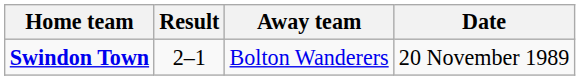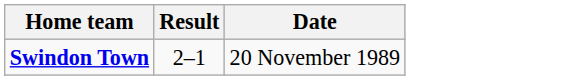- column: (309, 22)
